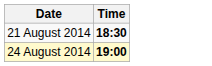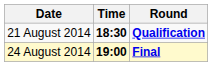+ column: (169, 14)
